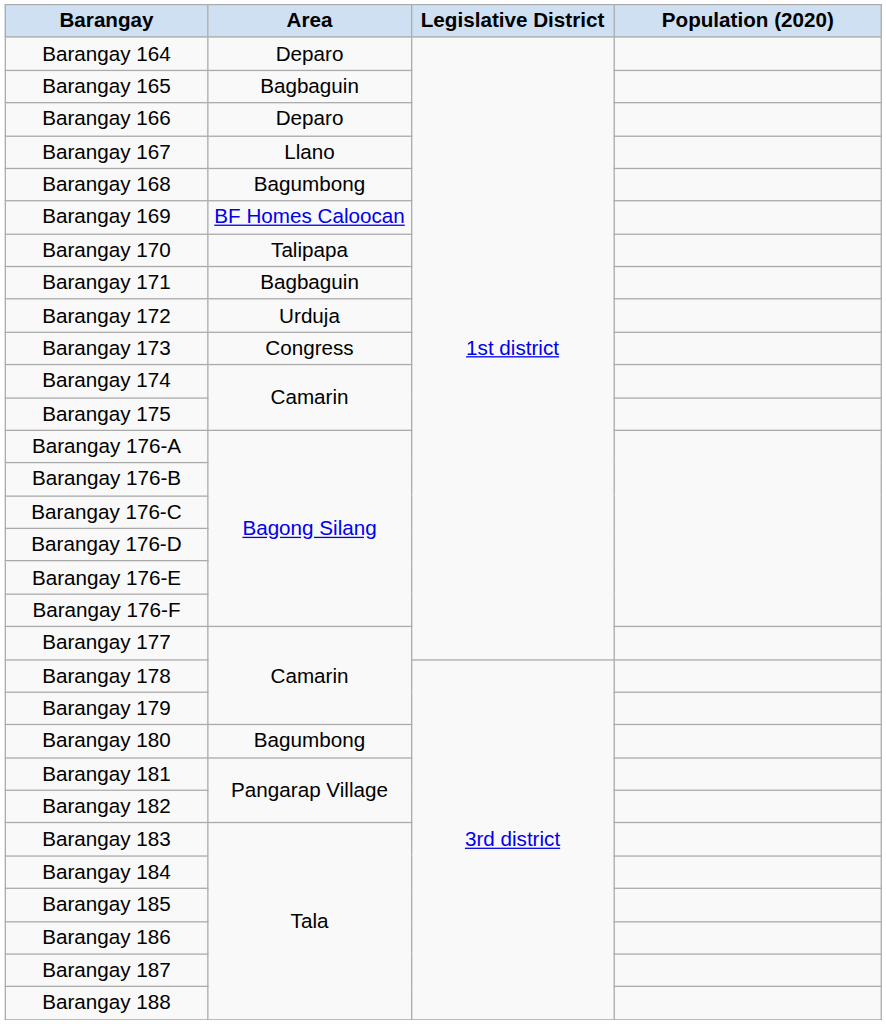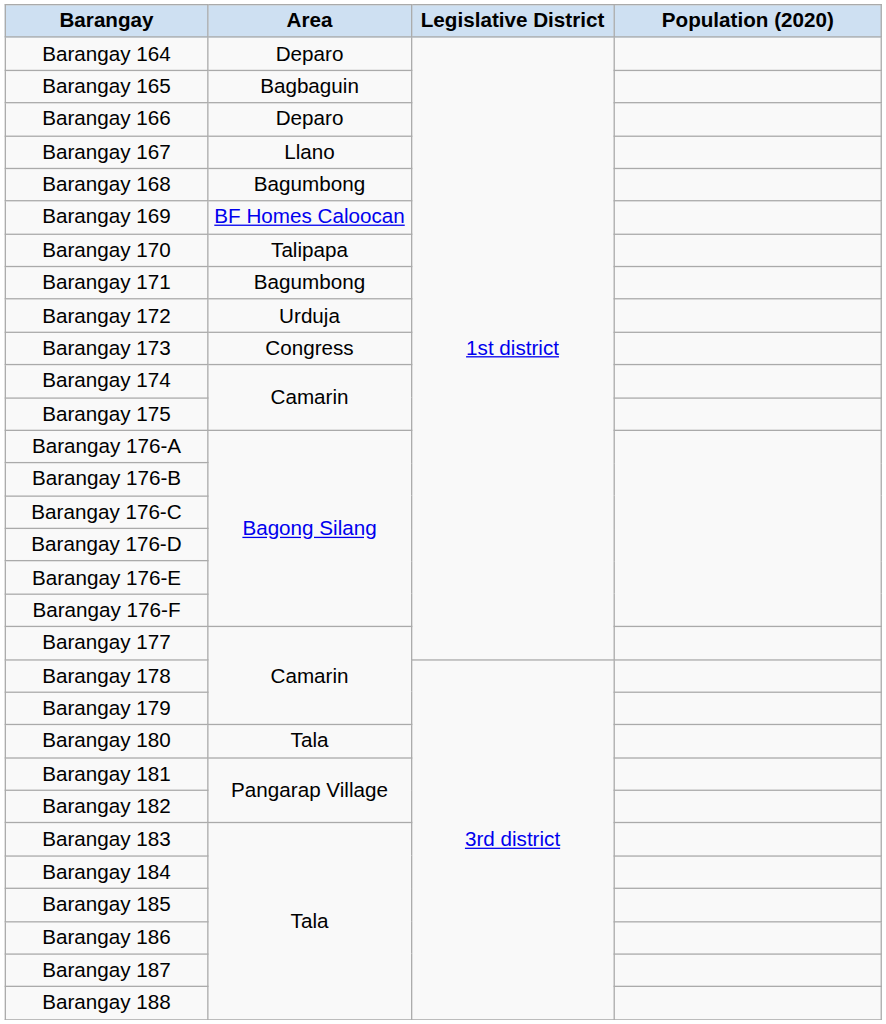(310, 282) Bagbaguin -> (310, 282) Bagumbong
(310, 741) Bagumbong -> (310, 741) Tala
